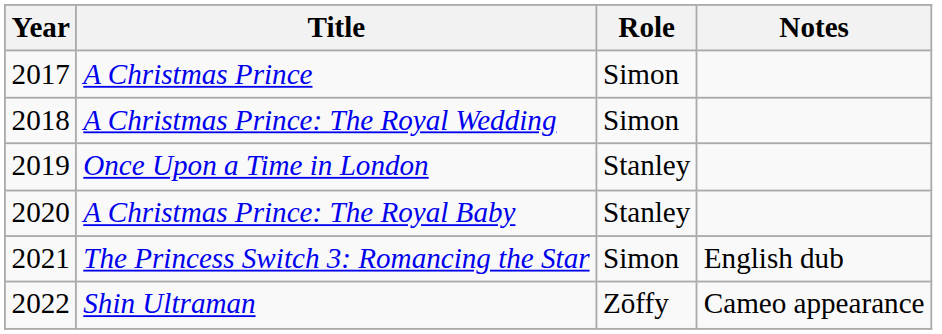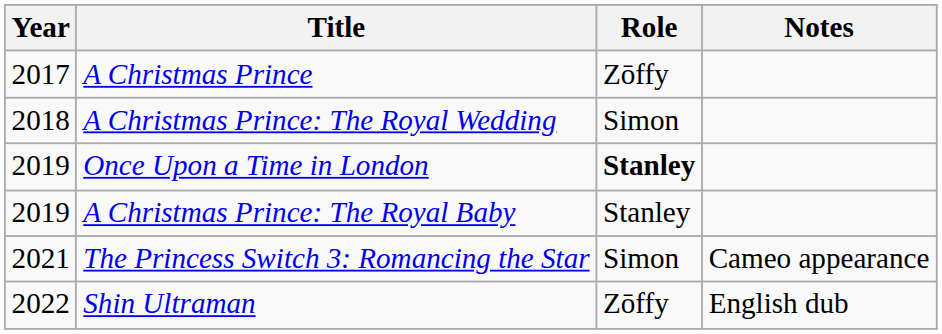(641, 73) Simon -> (636, 73) Zōffy
(647, 166) normal -> (649, 166) bold
(41, 212) 2020 -> (41, 212) 2019
(774, 258) English dub -> (819, 258) Cameo appearance
(814, 304) Cameo appearance -> (779, 304) English dub
